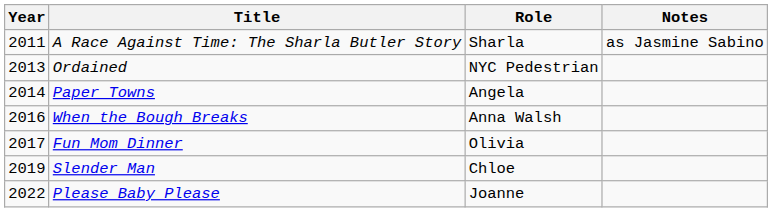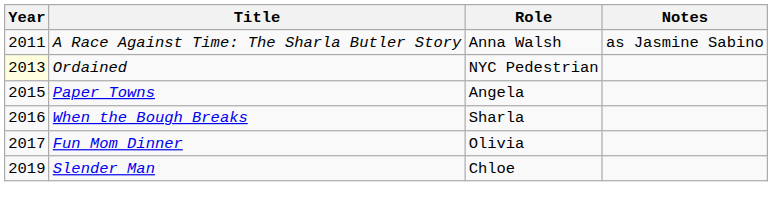(496, 42) Sharla -> (515, 42) Anna Walsh
(27, 68) no background -> (27, 68) lightyellow background
(27, 93) 2014 -> (27, 93) 2015
(515, 118) Anna Walsh -> (496, 118) Sharla
- row: (136, 194)
